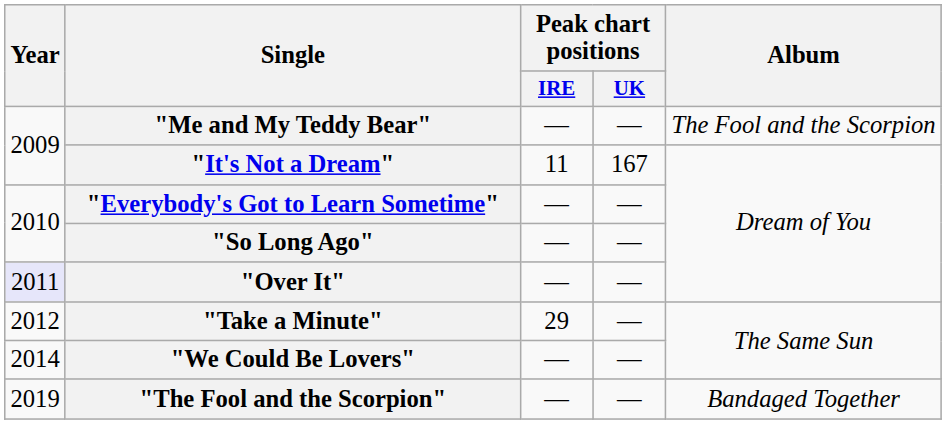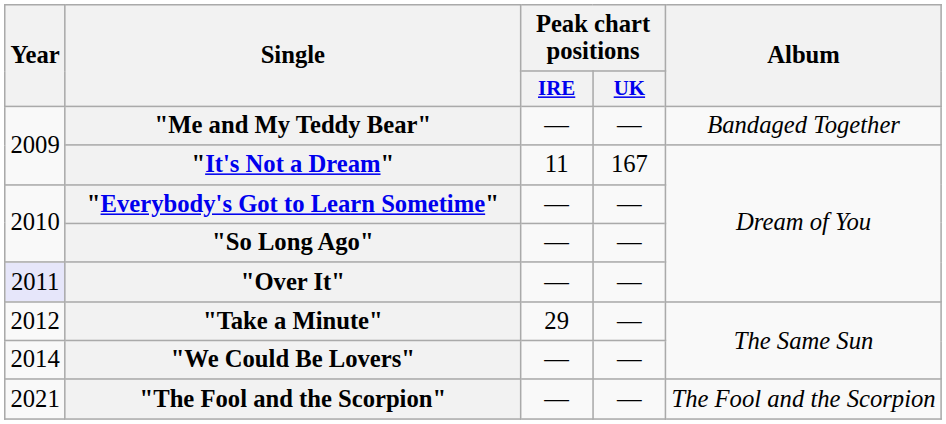(804, 125) The Fool and the Scorpion -> (804, 125) Bandaged Together
(35, 398) 2019 -> (35, 398) 2021
(804, 398) Bandaged Together -> (804, 398) The Fool and the Scorpion
